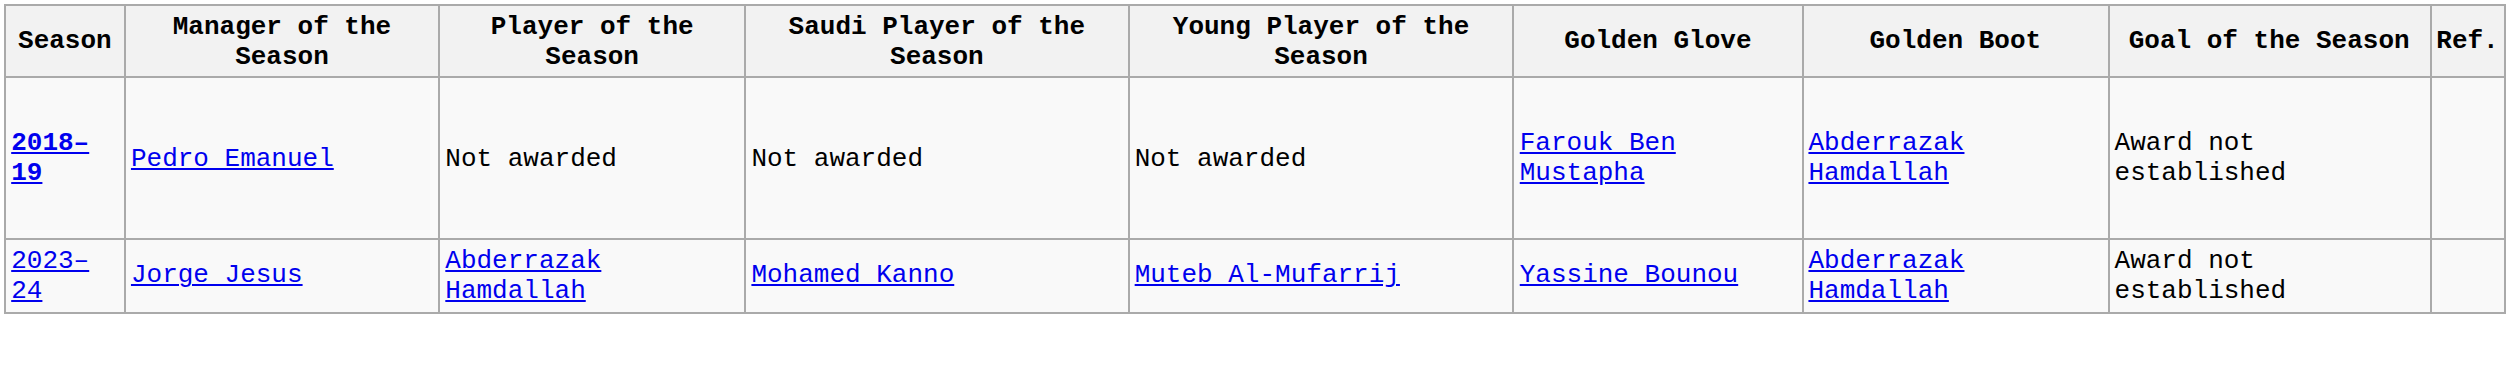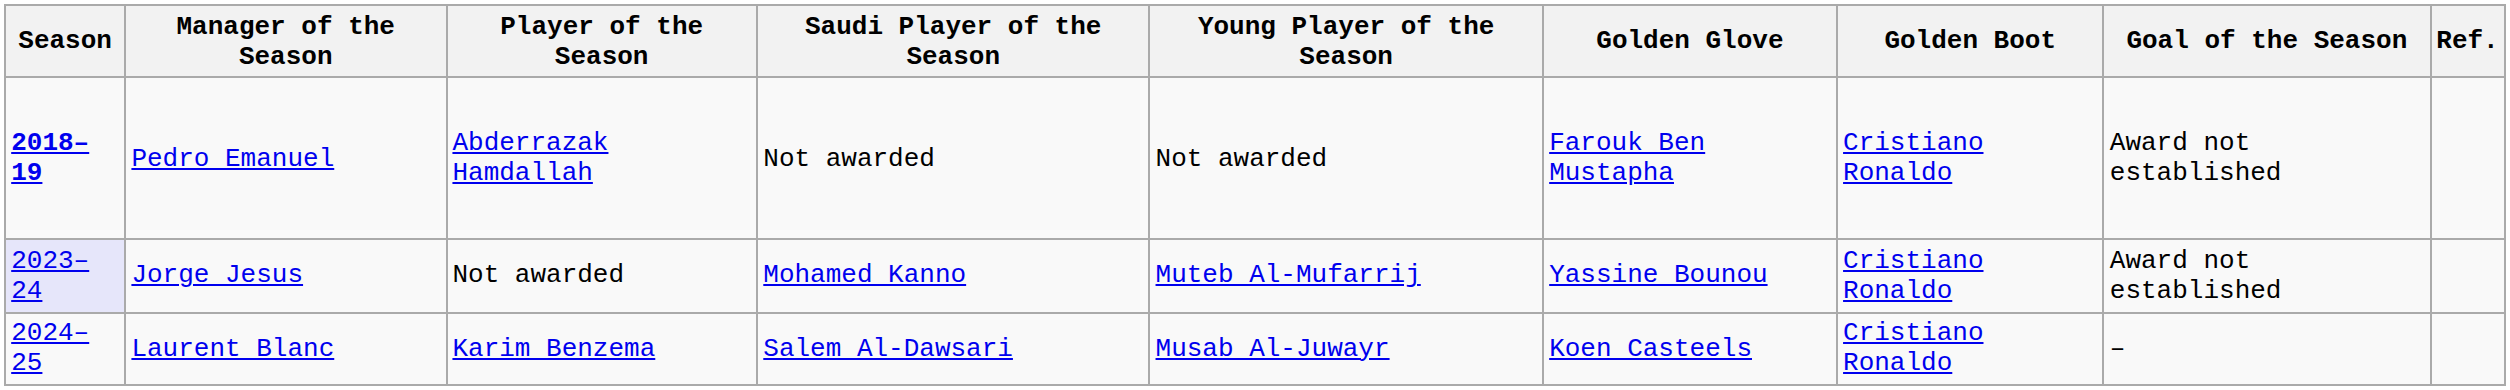(531, 159) Not awarded -> (530, 159) Abderrazak Hamdallah
(1886, 159) Abderrazak Hamdallah -> (1913, 159) Cristiano Ronaldo
(50, 276) no background -> (50, 276) lavender background
(523, 276) Abderrazak Hamdallah -> (538, 276) Not awarded
(1886, 276) Abderrazak Hamdallah -> (1913, 276) Cristiano Ronaldo
+ row: (233, 348)
